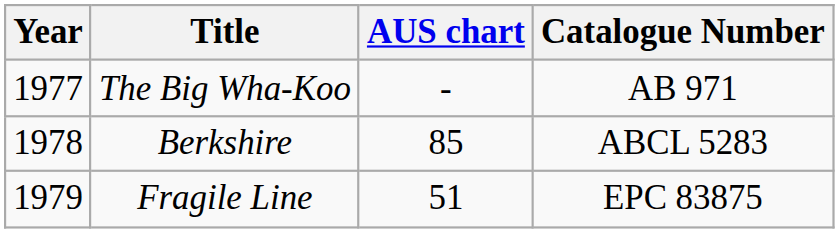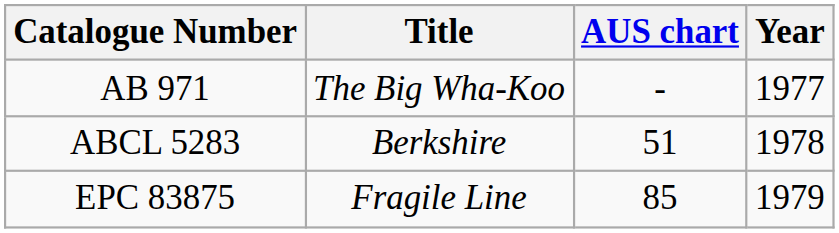columns swapped: (48, 32) <-> (683, 32)
(446, 142) 85 -> (660, 142) 51
(446, 198) 51 -> (660, 198) 85
